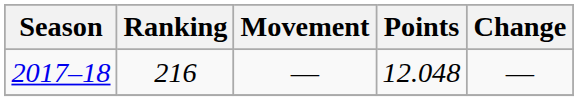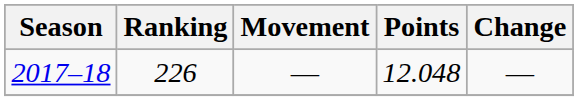(176, 71) 216 -> (176, 71) 226
